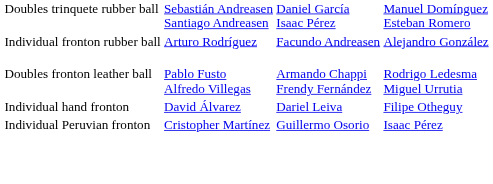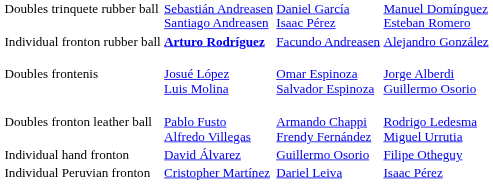(211, 41) normal -> (214, 41) bold
+ row: (51, 74)
(309, 107) Dariel Leiva -> (323, 154) Guillermo Osorio
(323, 125) Guillermo Osorio -> (309, 172) Dariel Leiva
